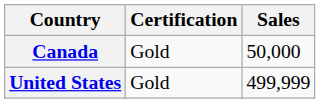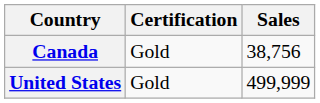(274, 51) 50,000 -> (274, 51) 38,756
